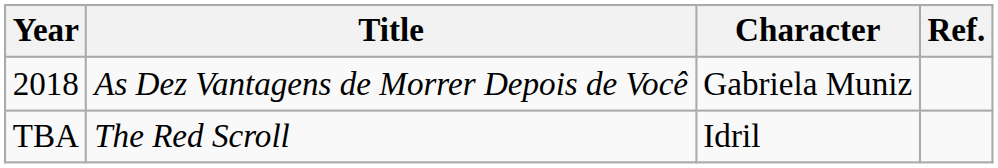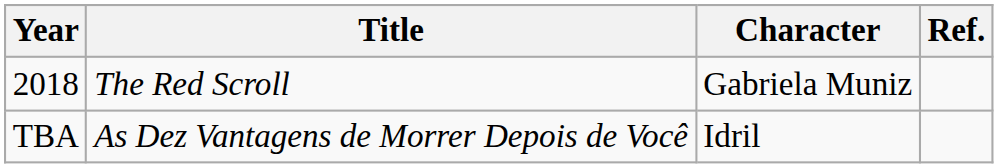(391, 83) As Dez Vantagens de Morrer Depois de Você -> (192, 83) The Red Scroll
(192, 135) The Red Scroll -> (391, 135) As Dez Vantagens de Morrer Depois de Você
